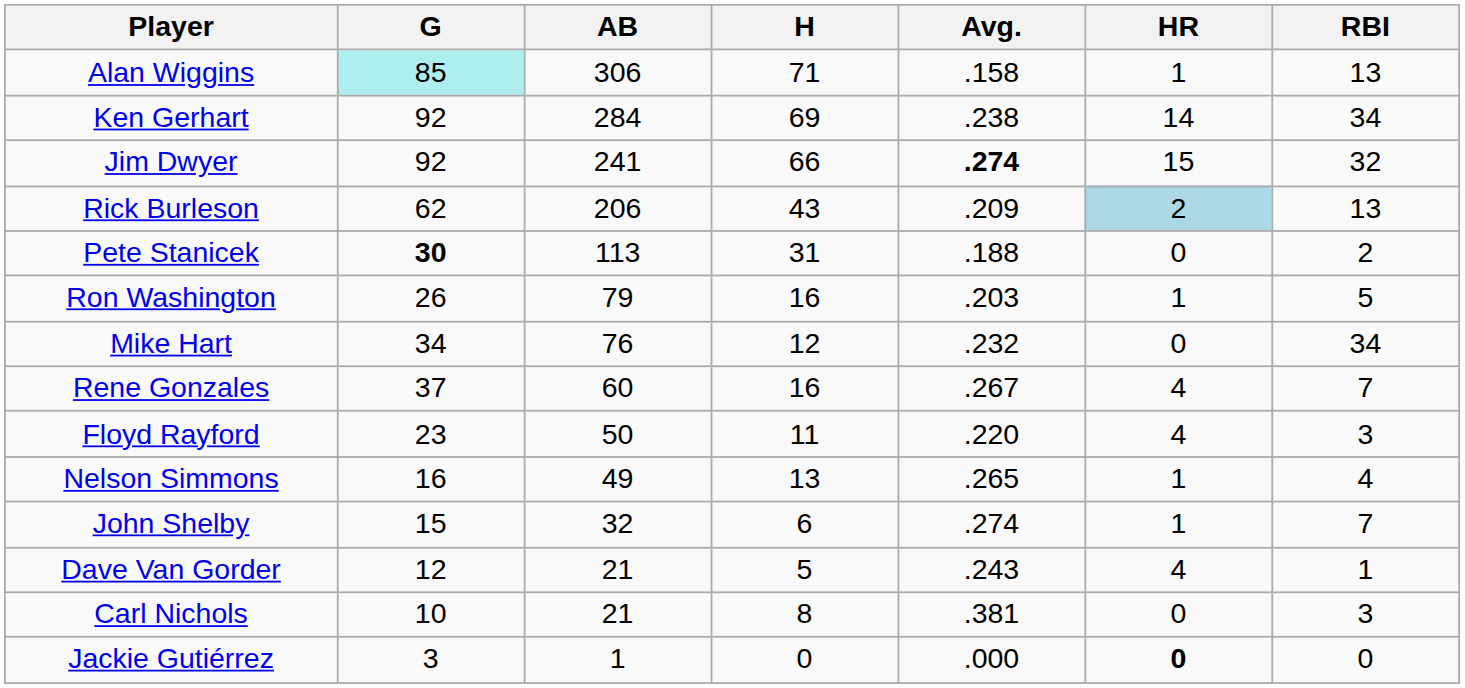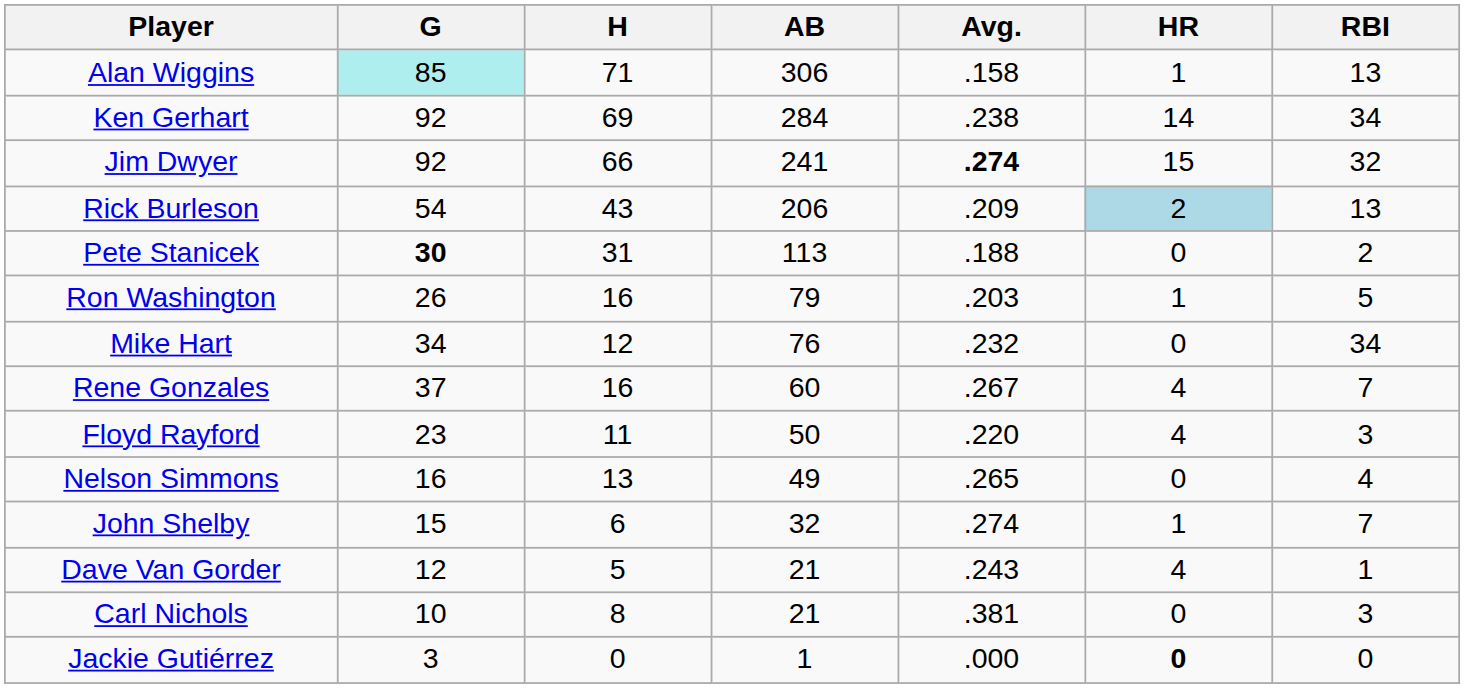columns swapped: (618, 27) <-> (805, 27)
(431, 207) 62 -> (431, 207) 54
(1178, 478) 1 -> (1178, 478) 0
